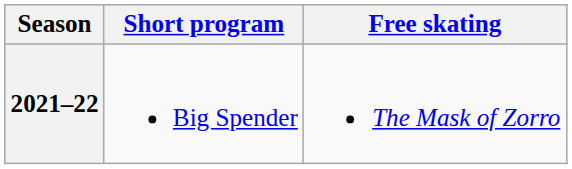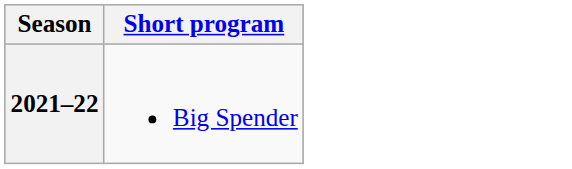- column: (435, 24)
